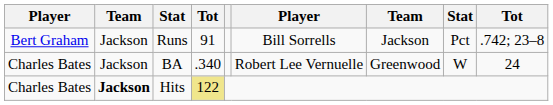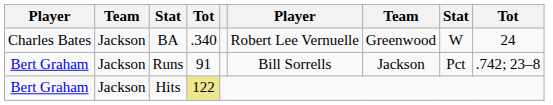rows swapped: (172, 64) <-> (172, 40)
(49, 87) Charles Bates -> (49, 87) Bert Graham
(124, 87) bold -> (122, 87) normal
